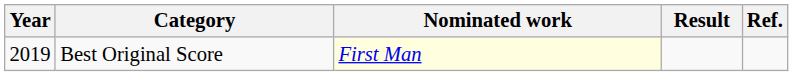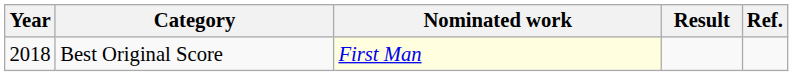(30, 53) 2019 -> (30, 53) 2018
